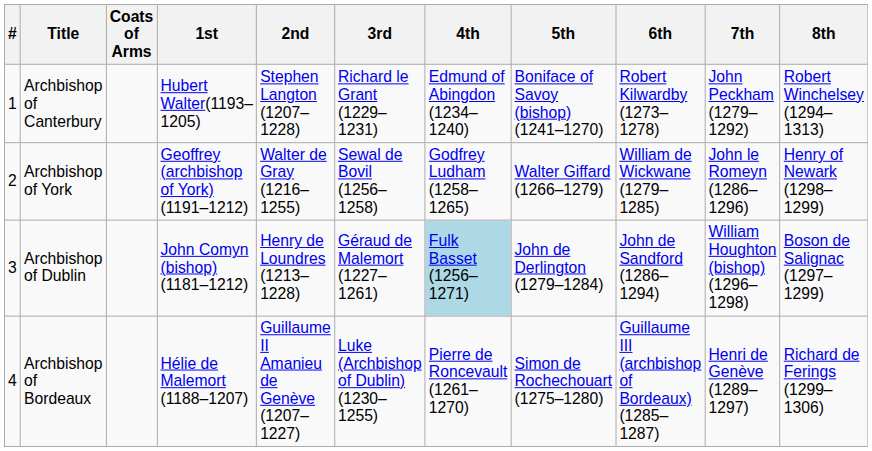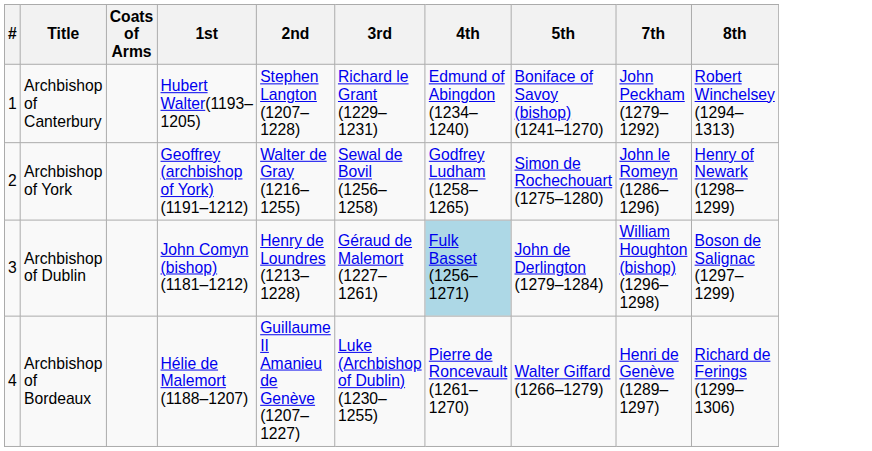- column: (660, 34)
(562, 181) Walter Giffard (1266–1279) -> (563, 181) Simon de Rochechouart (1275–1280)
(563, 381) Simon de Rochechouart (1275–1280) -> (562, 381) Walter Giffard (1266–1279)
